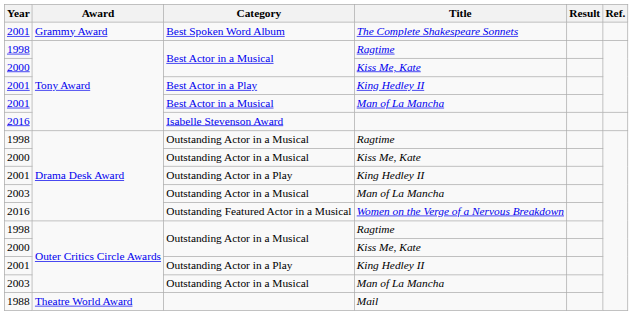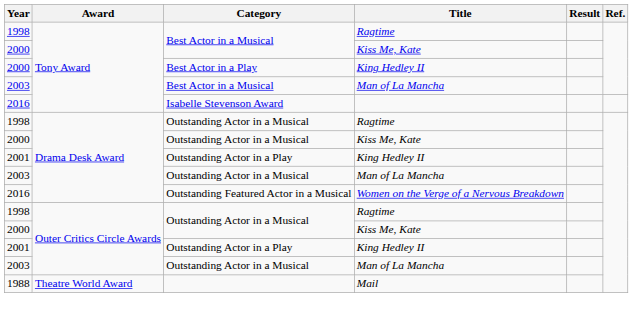- row: (226, 31)
(18, 85) 2001 -> (18, 67) 2000
(18, 103) 2001 -> (18, 85) 2003
